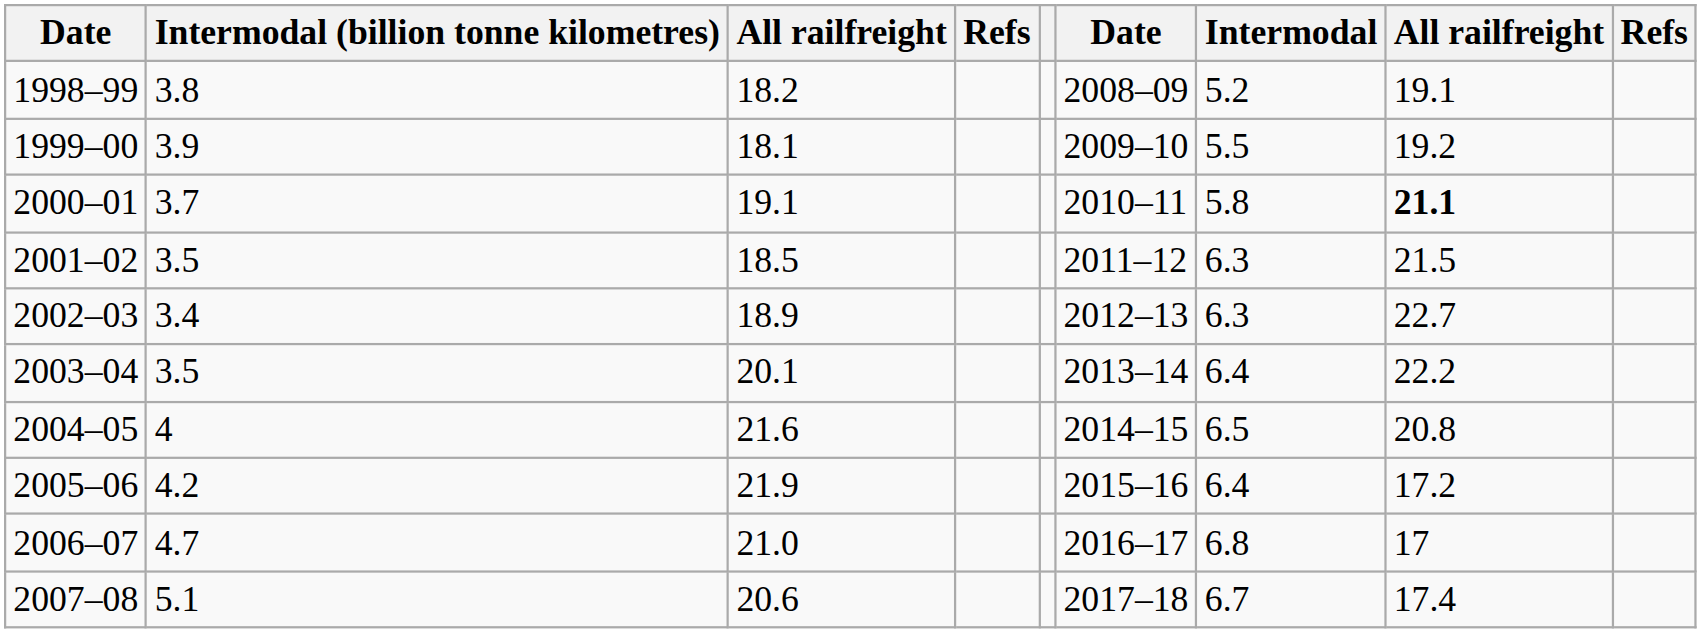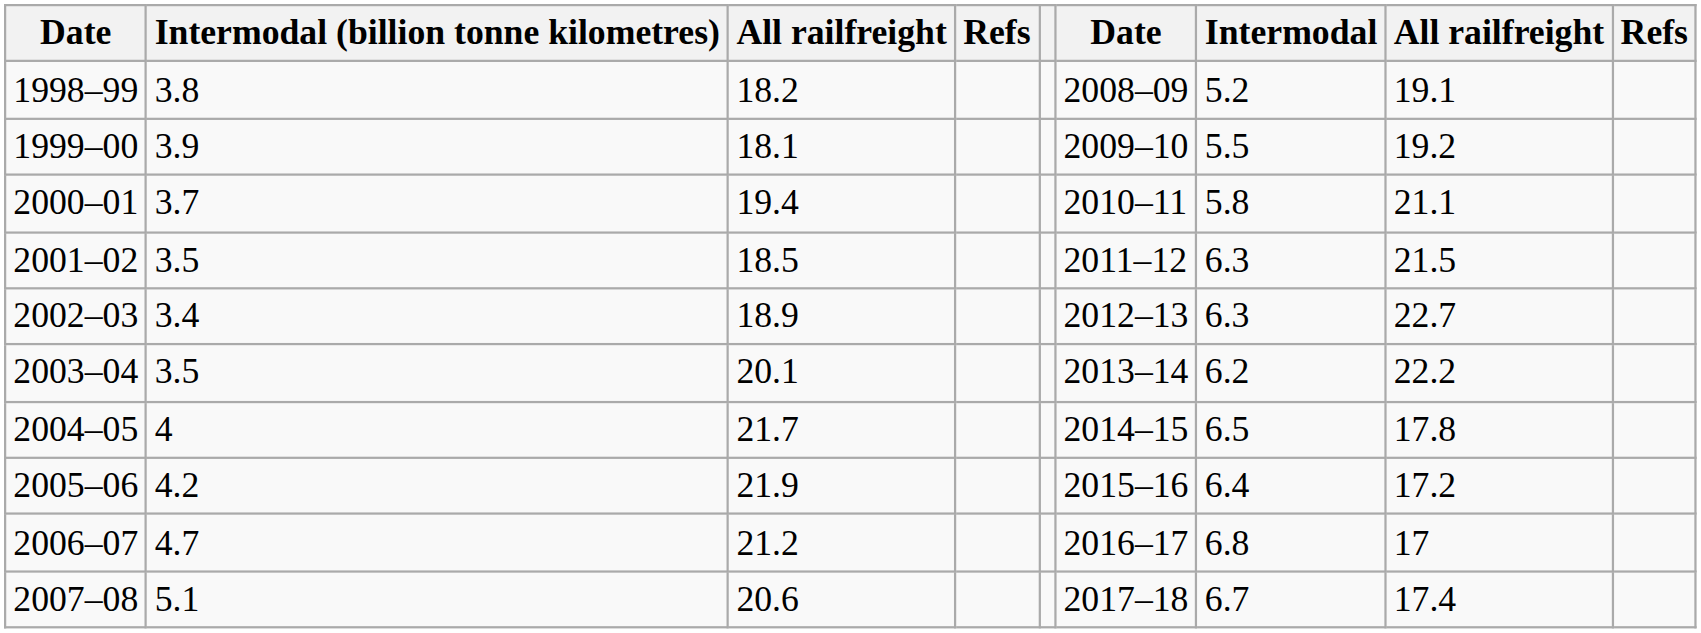(768, 202) 19.1 -> (768, 202) 19.4
(1425, 202) bold -> (1425, 202) normal
(1227, 372) 6.4 -> (1227, 372) 6.2
(768, 428) 21.6 -> (768, 428) 21.7
(1425, 428) 20.8 -> (1425, 428) 17.8
(768, 542) 21.0 -> (768, 542) 21.2
